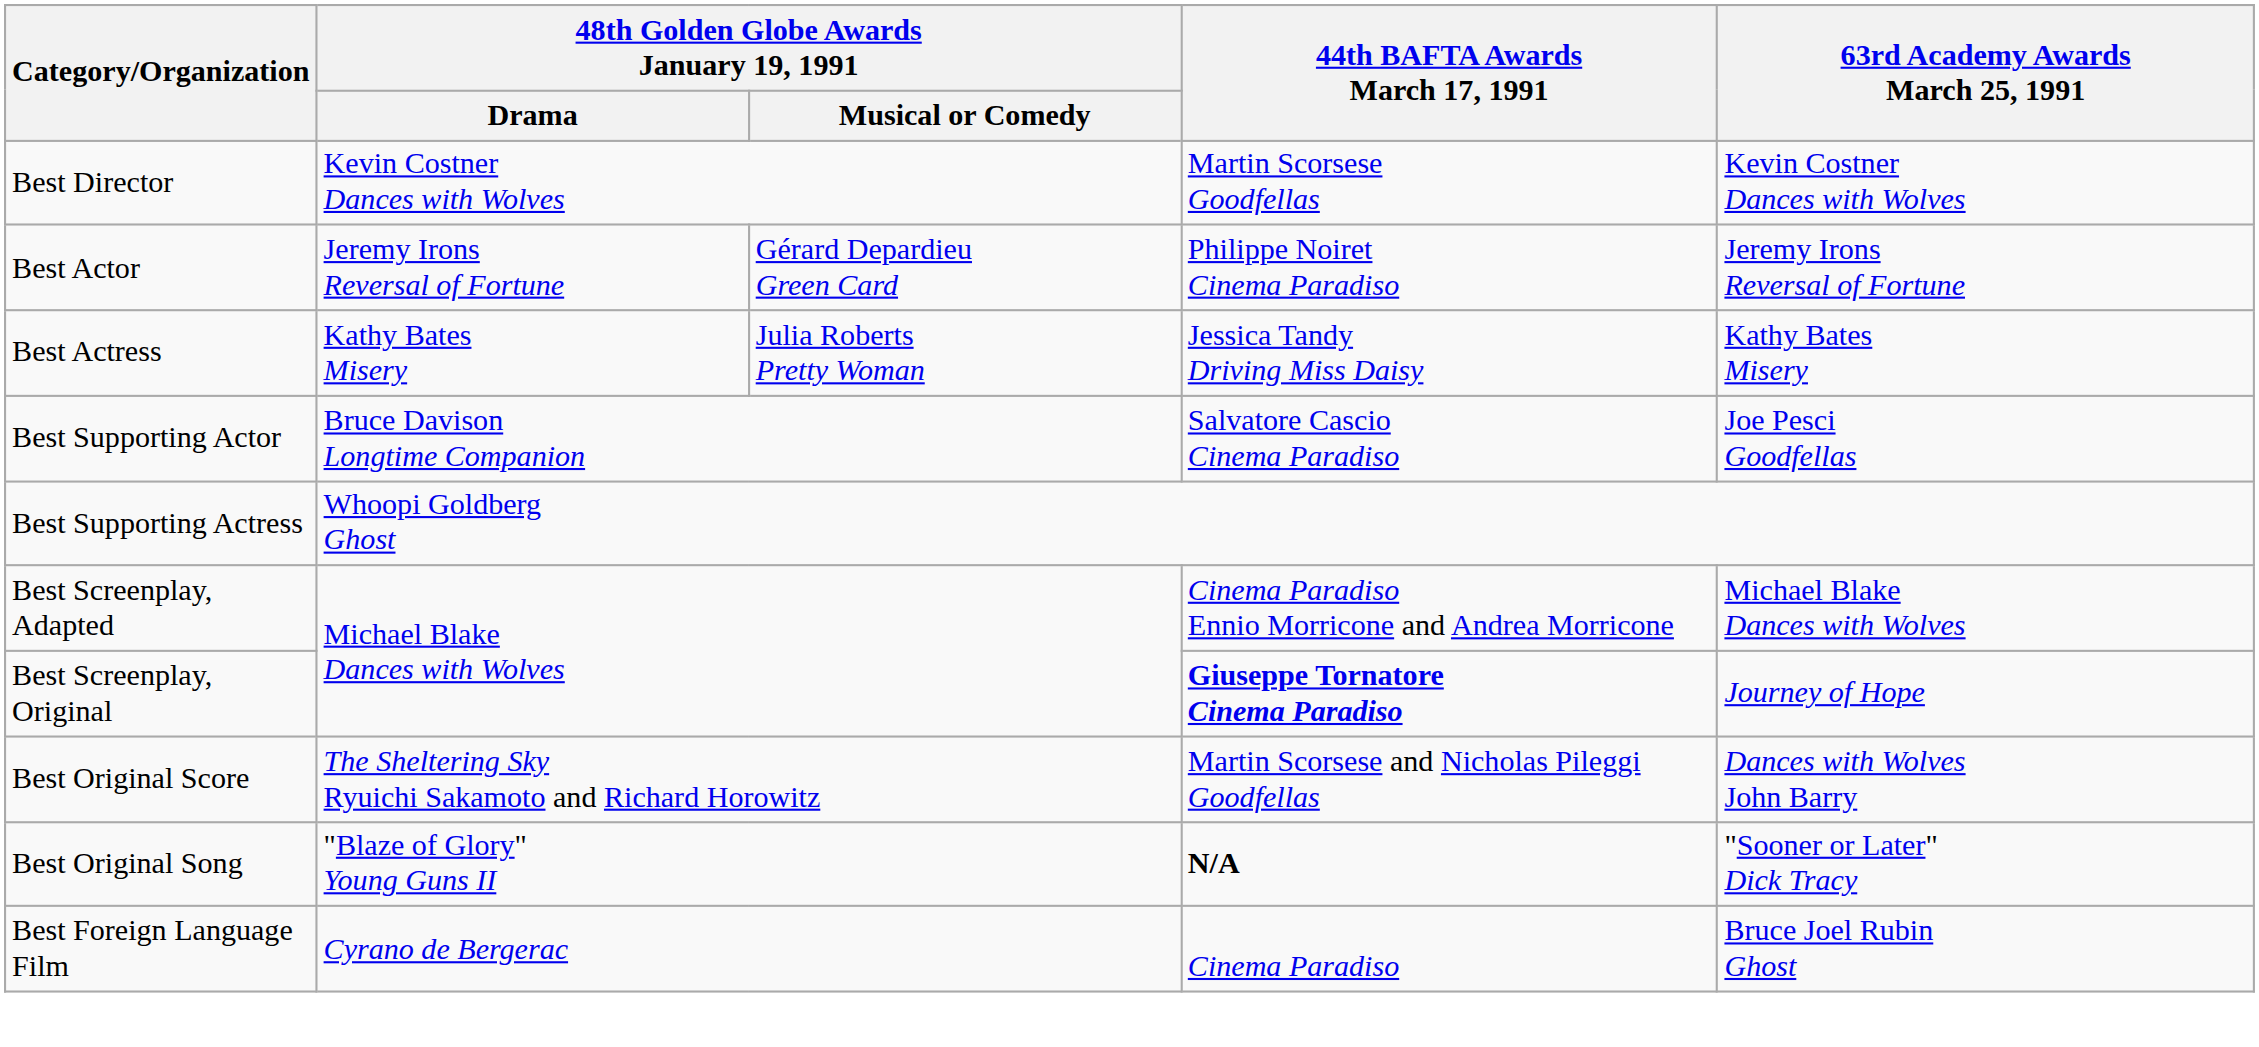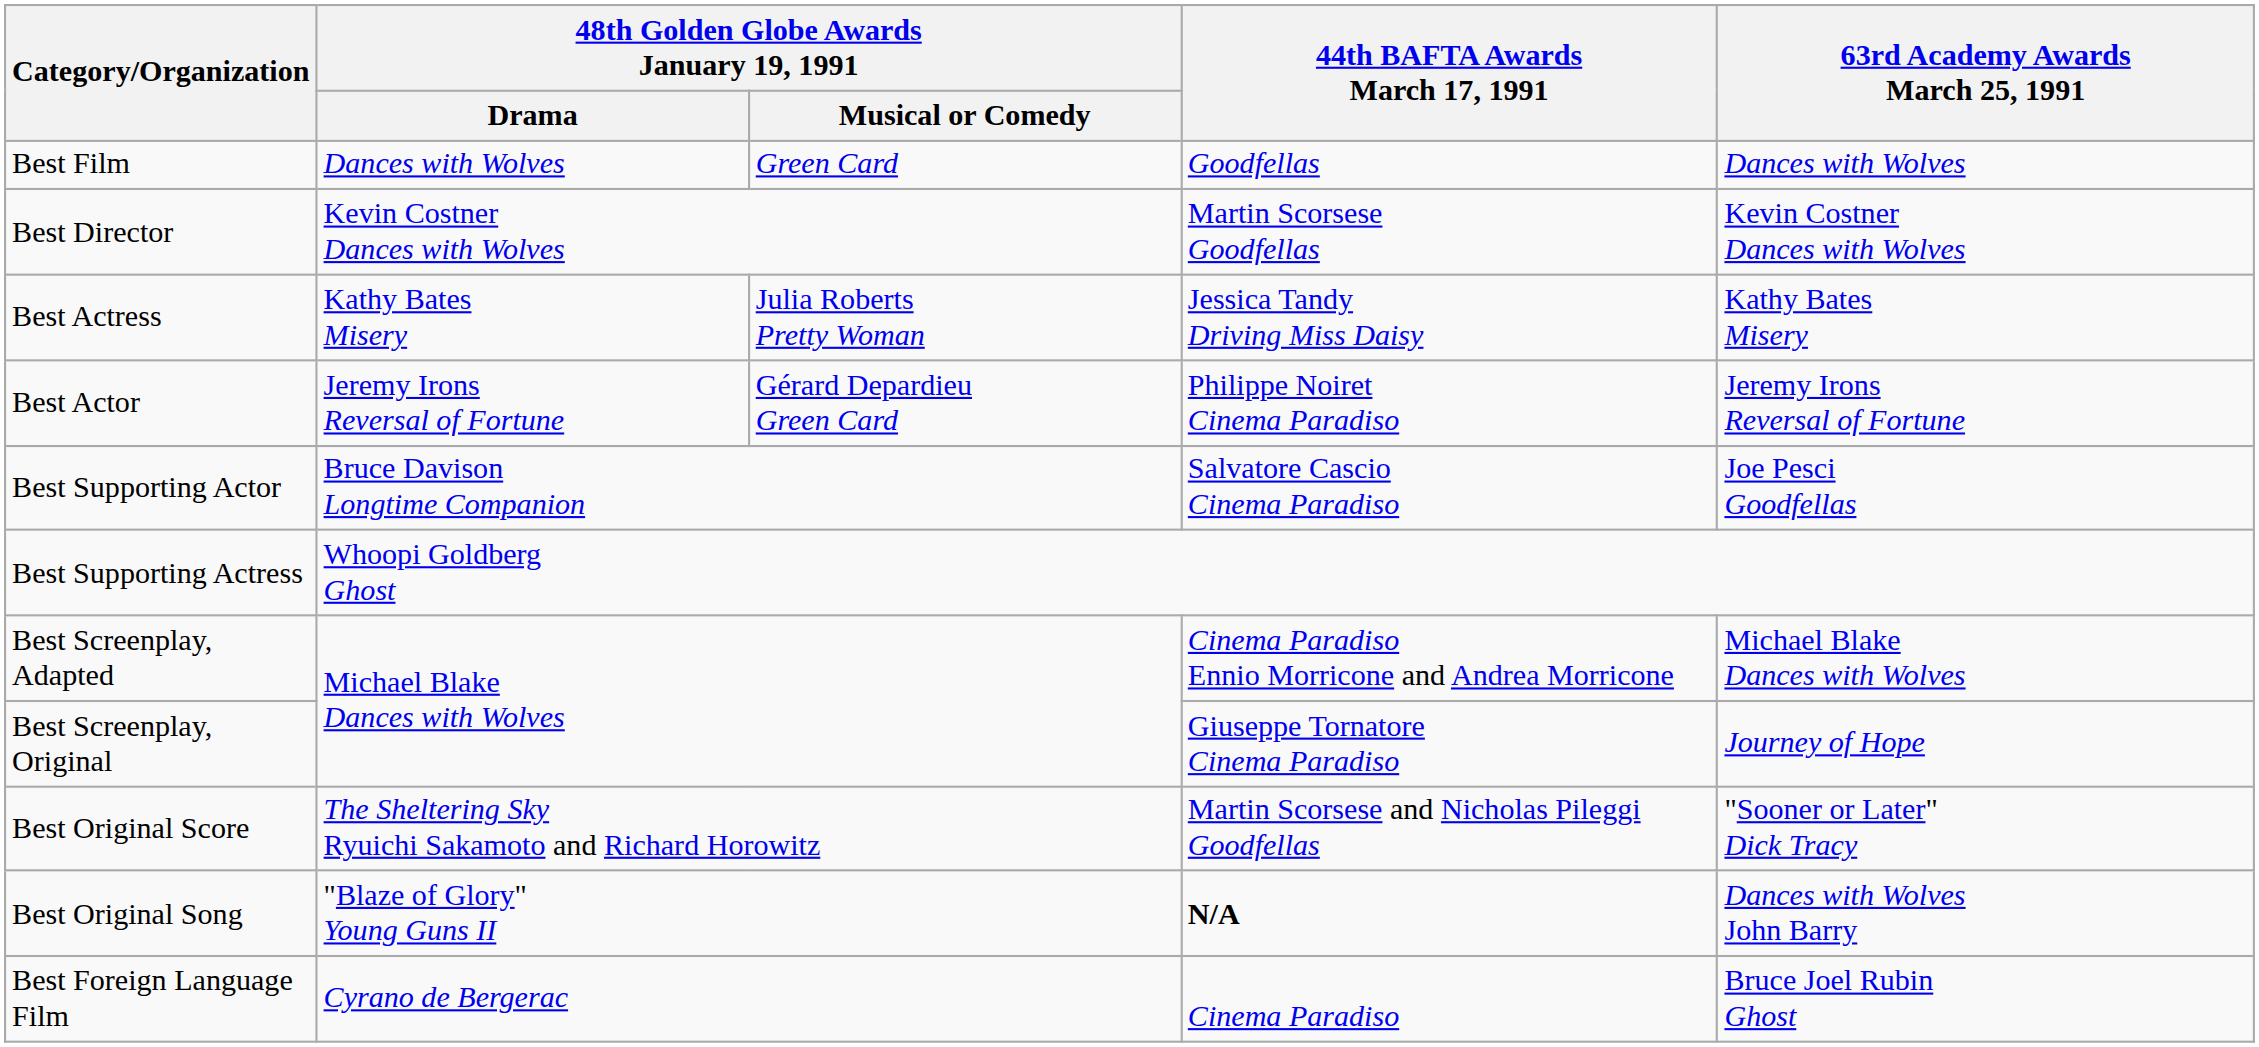+ row: (71, 164)
rows swapped: (76, 267) <-> (87, 352)
(1316, 693) bold -> (1306, 742) normal
(1845, 778) Dances with Wolves John Barry -> (1831, 828) "Sooner or Later" Dick Tracy
(1831, 863) "Sooner or Later" Dick Tracy -> (1845, 913) Dances with Wolves John Barry
